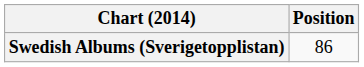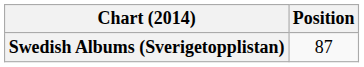(324, 47) 86 -> (324, 47) 87
